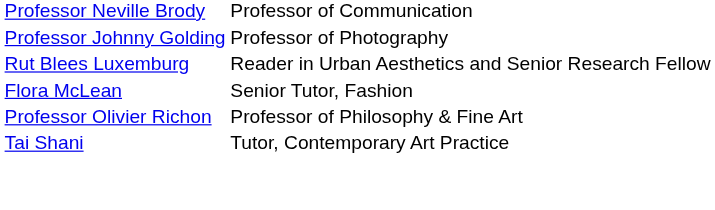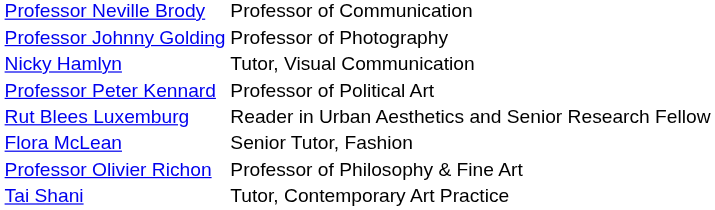+ row: (63, 64)
+ row: (110, 90)
